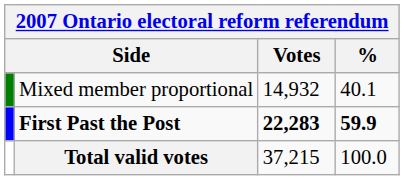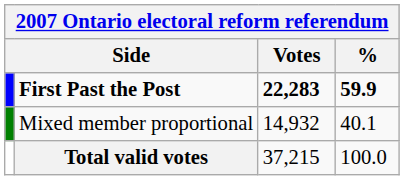rows swapped: (100, 123) <-> (136, 89)
